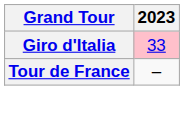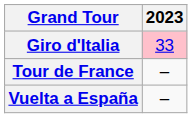+ row: (73, 98)
